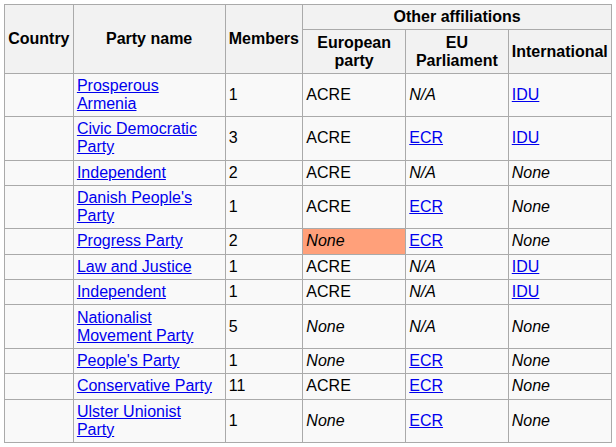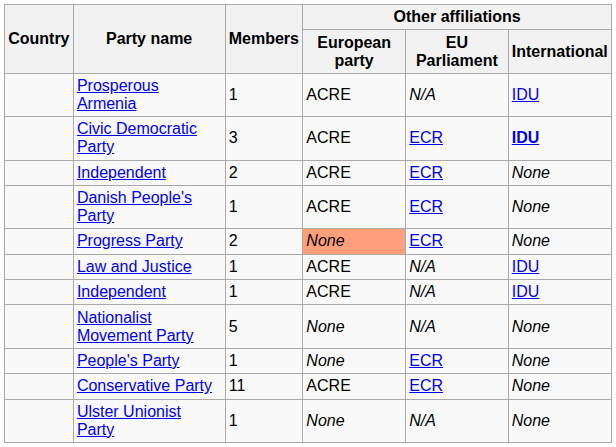(526, 138) normal -> (526, 138) bold
(423, 172) N/A -> (426, 172) ECR
(426, 420) ECR -> (423, 420) N/A
